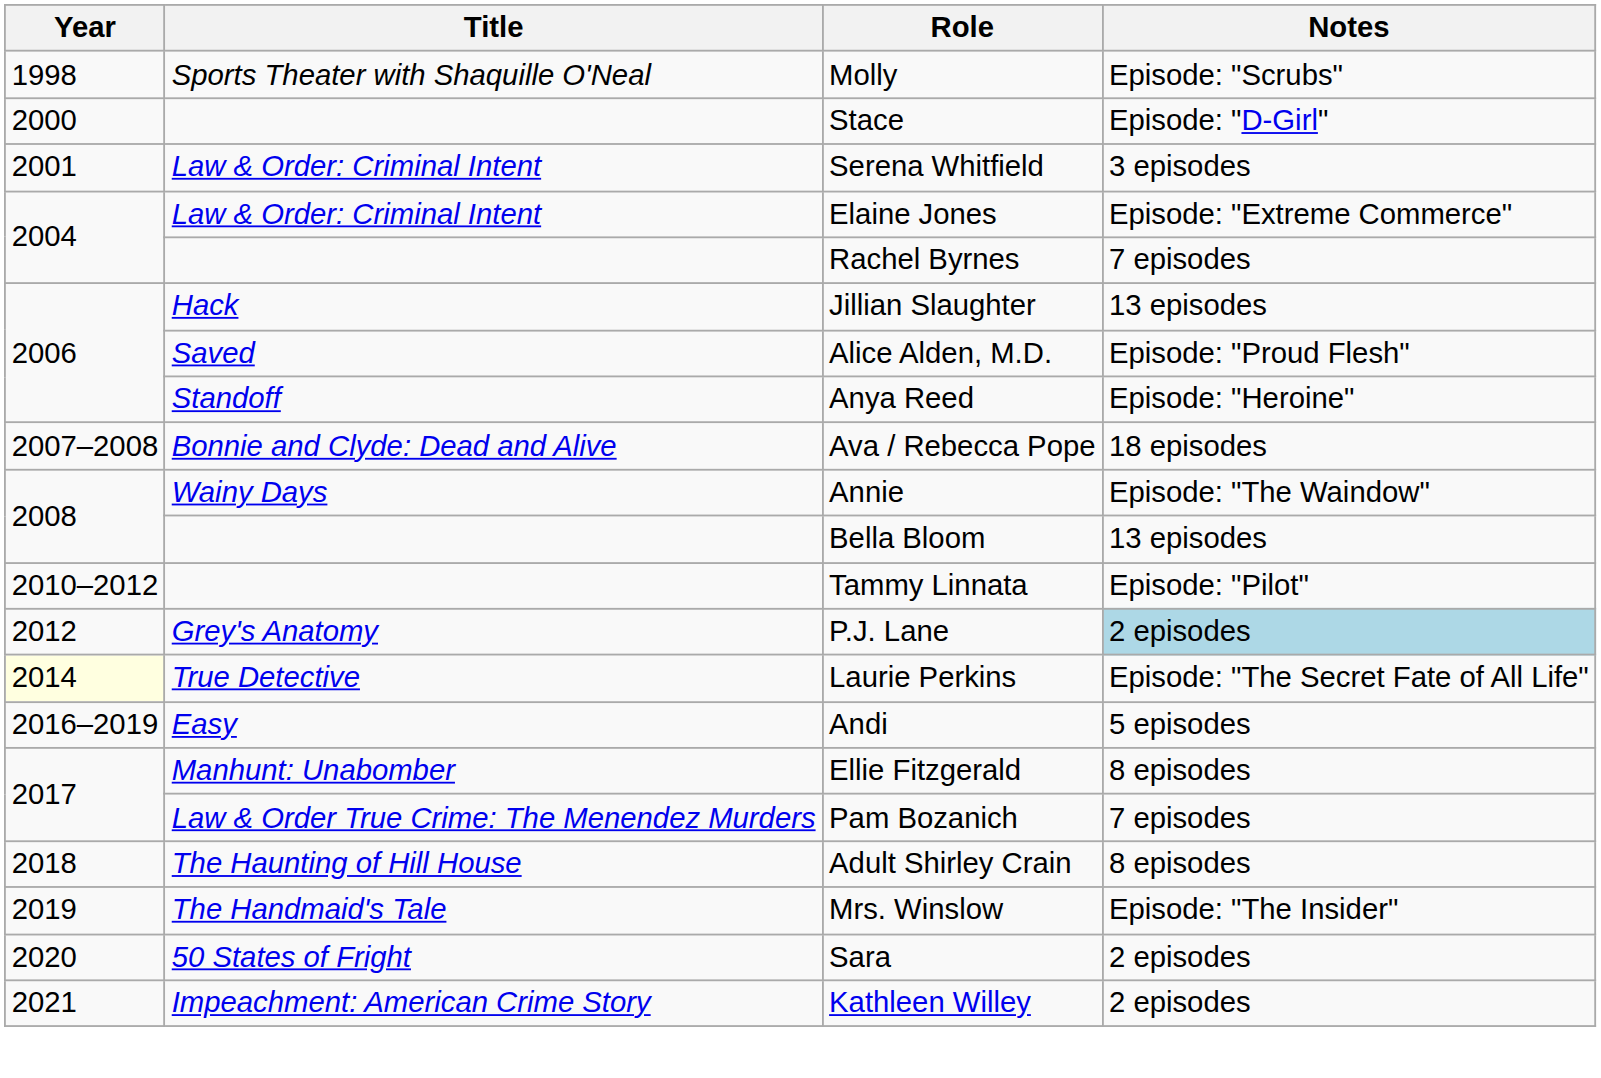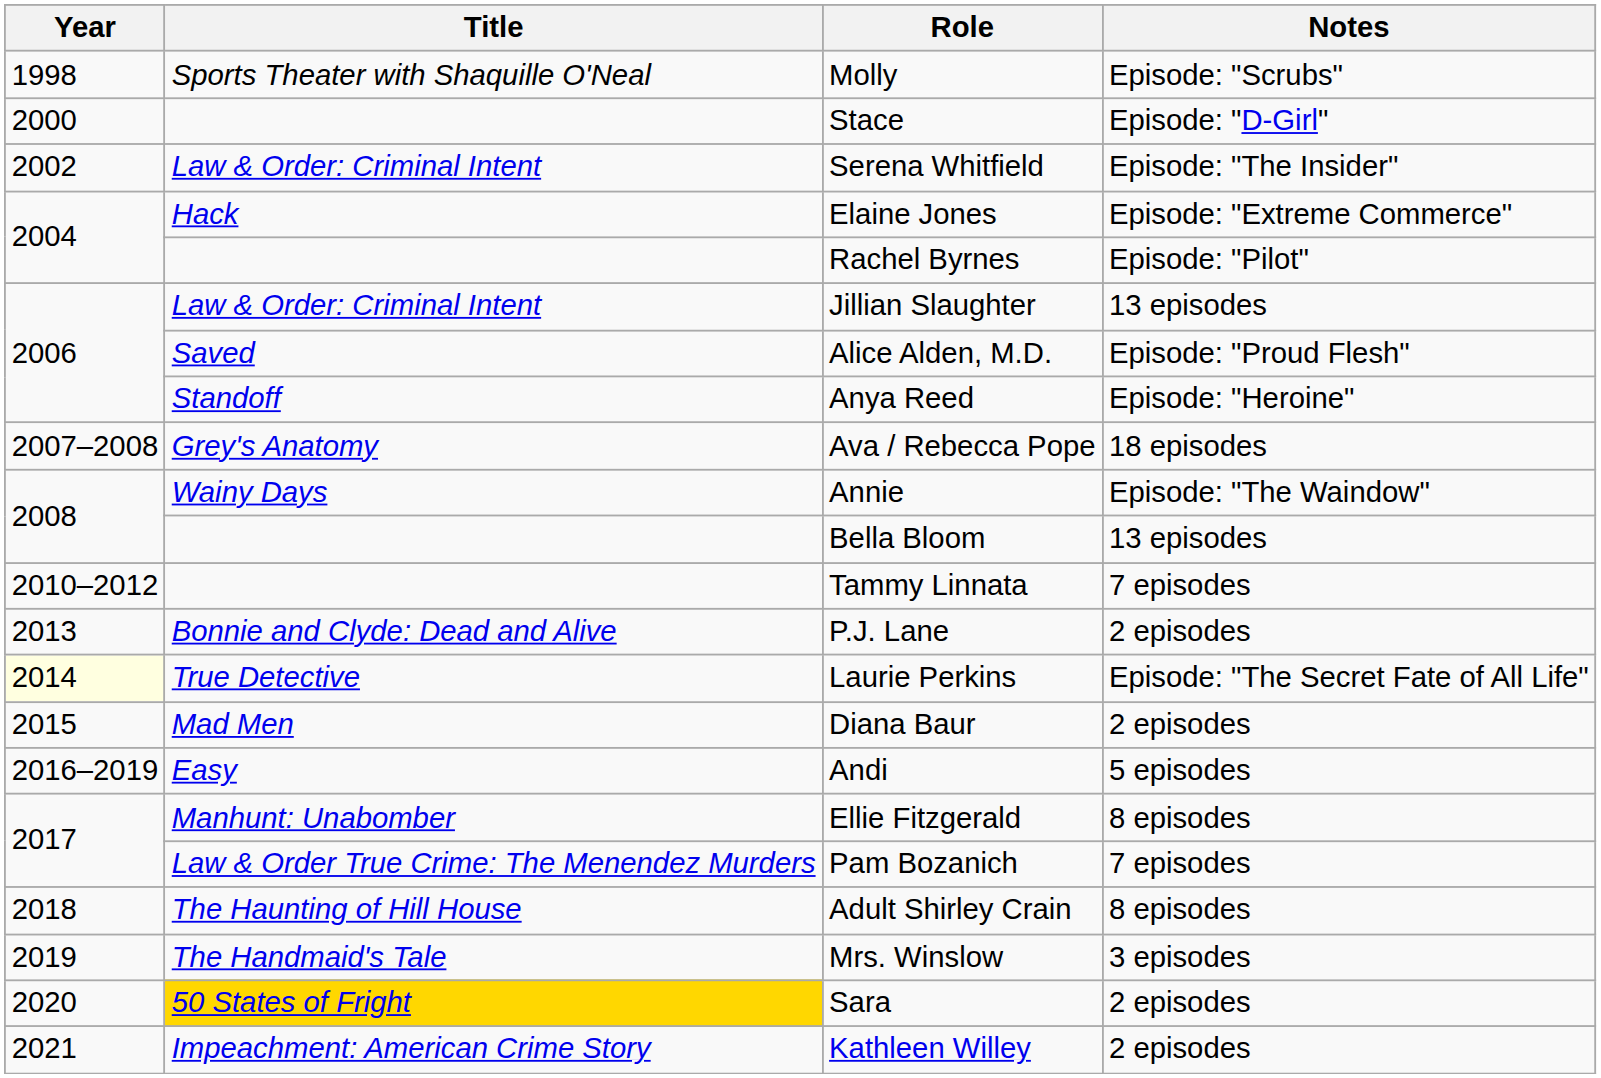(44, 167) 2001 -> (44, 167) 2002
(1180, 167) 3 episodes -> (1254, 167) Episode: "The Insider"
(356, 213) Law & Order: Criminal Intent -> (205, 213) Hack
(1180, 259) 7 episodes -> (1209, 259) Episode: "Pilot"
(205, 306) Hack -> (356, 306) Law & Order: Criminal Intent
(394, 445) Bonnie and Clyde: Dead and Alive -> (275, 445) Grey's Anatomy
(1209, 584) Episode: "Pilot" -> (1180, 584) 7 episodes
(44, 631) 2012 -> (44, 631) 2013
(275, 631) Grey's Anatomy -> (394, 631) Bonnie and Clyde: Dead and Alive
(1180, 631) lightblue background -> (1180, 631) no background
+ row: (902, 724)
(1254, 910) Episode: "The Insider" -> (1180, 956) 3 episodes
(291, 956) no background -> (291, 1002) gold background
